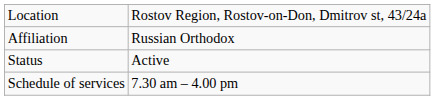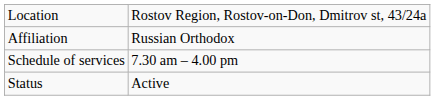rows swapped: (25, 60) <-> (66, 83)
